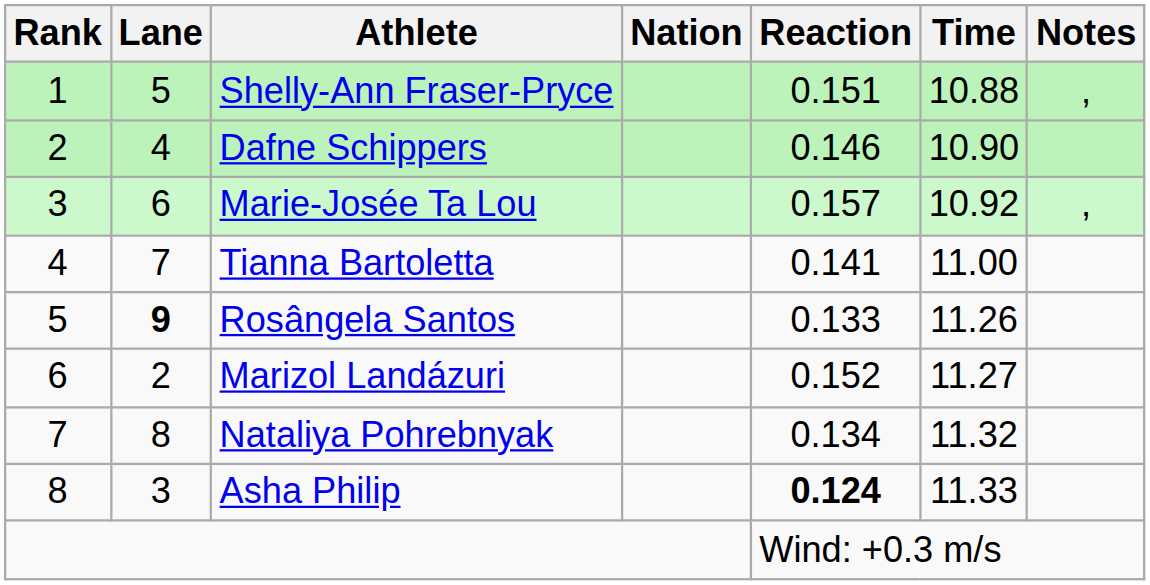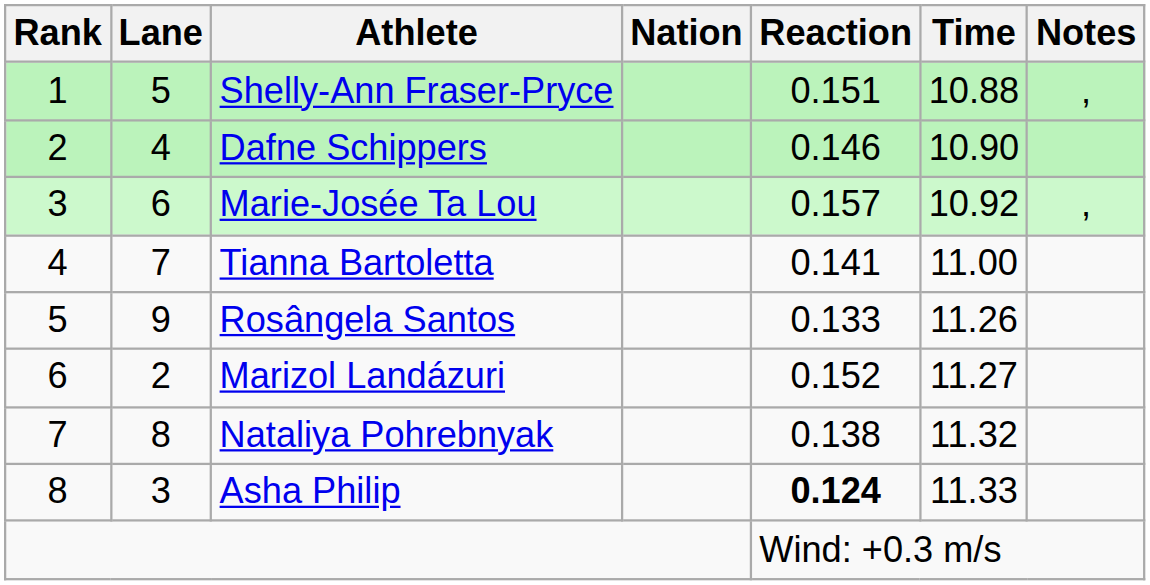(161, 319) bold -> (161, 319) normal
(836, 434) 0.134 -> (836, 434) 0.138
